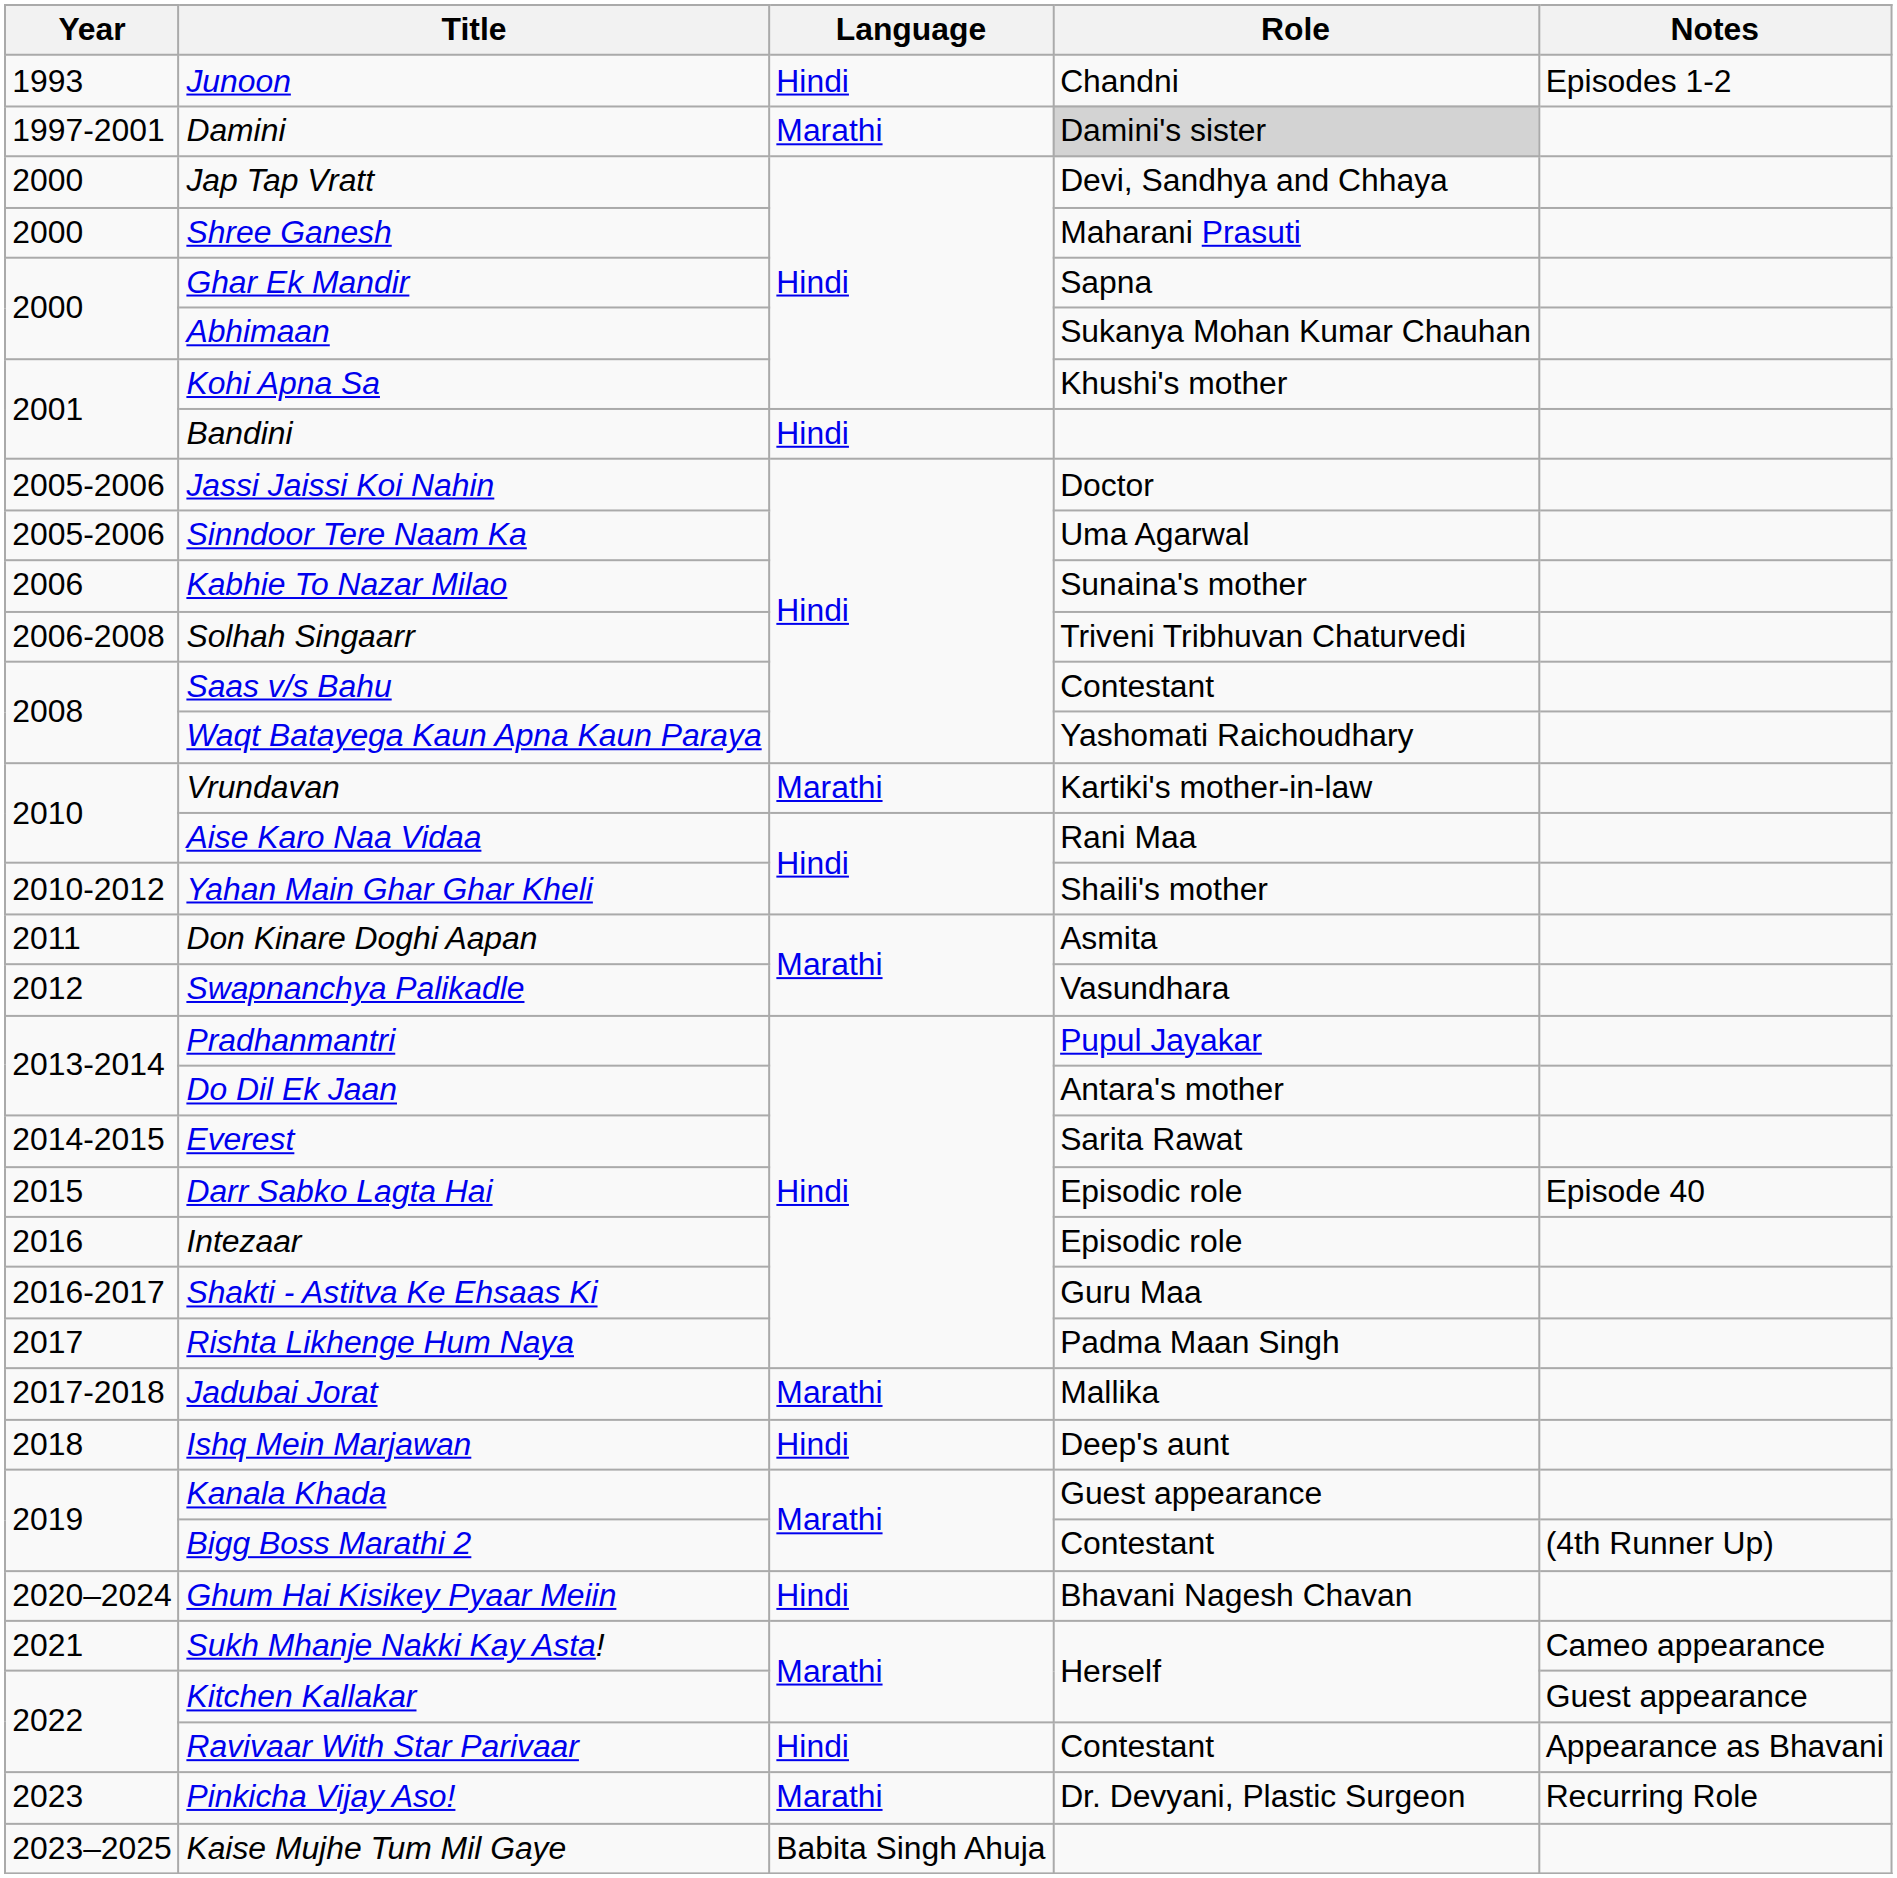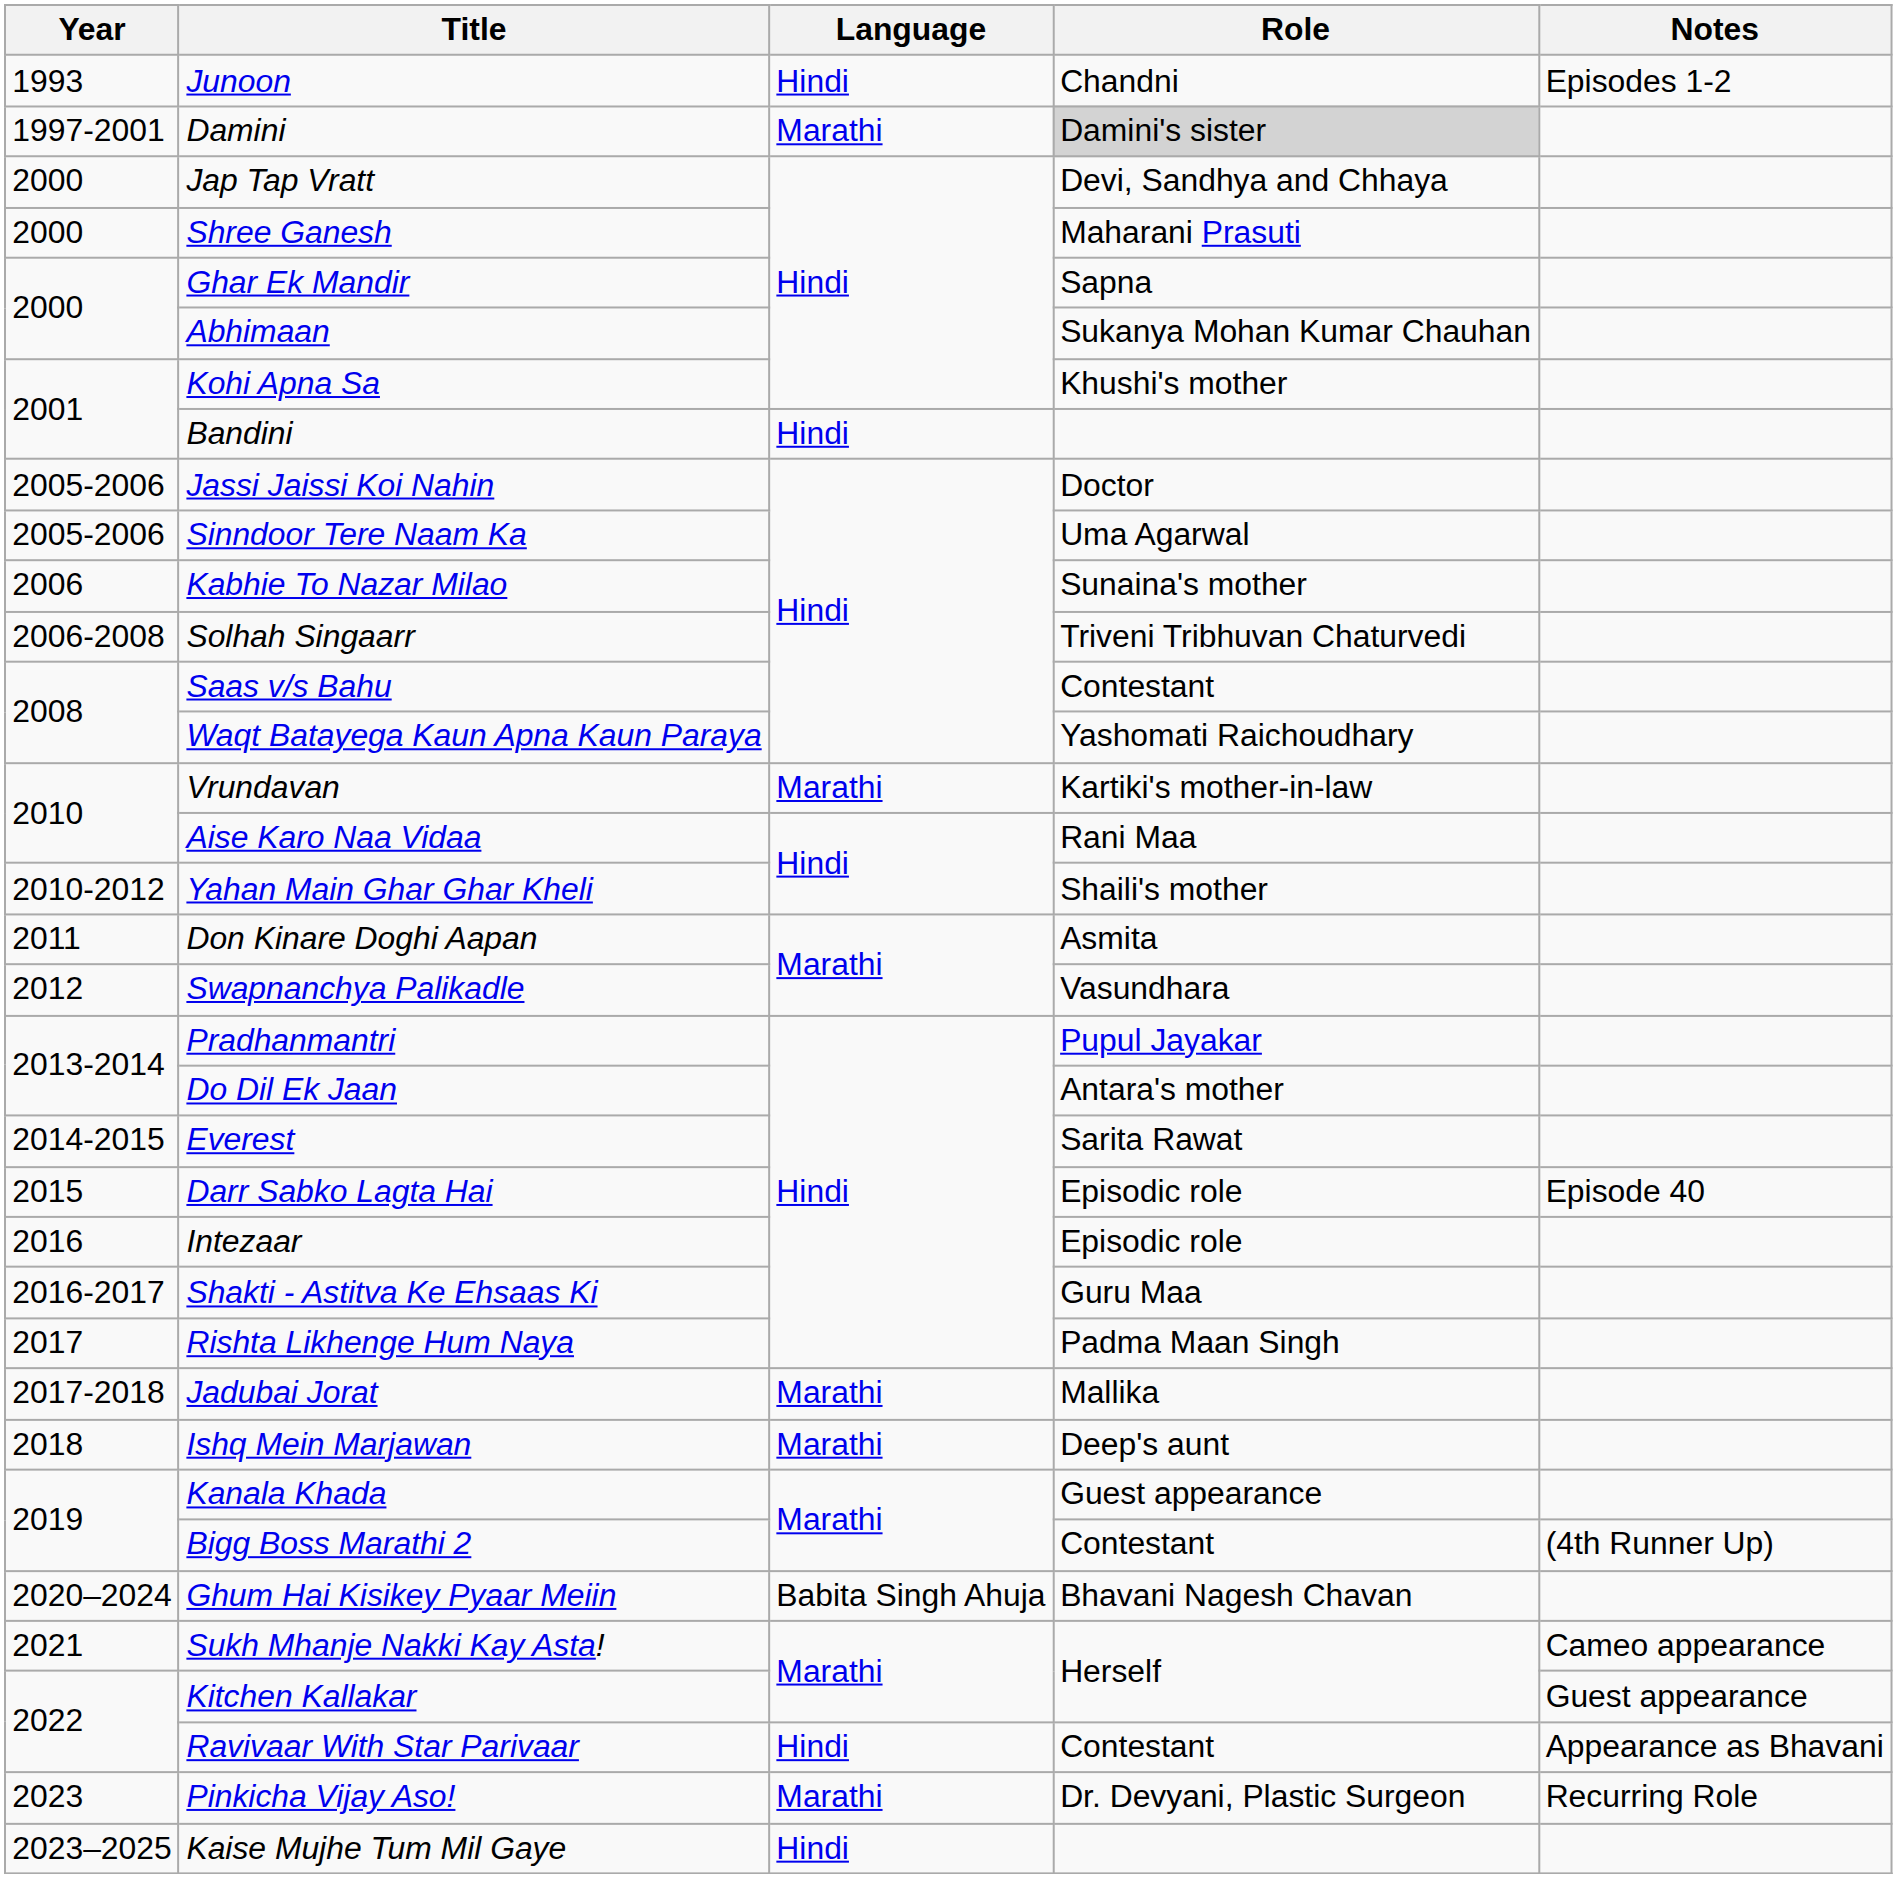(813, 1443) Hindi -> (829, 1443) Marathi
(813, 1595) Hindi -> (911, 1595) Babita Singh Ahuja
(911, 1847) Babita Singh Ahuja -> (813, 1847) Hindi
